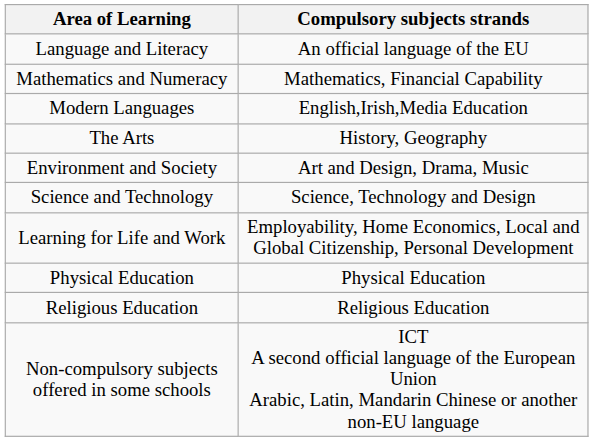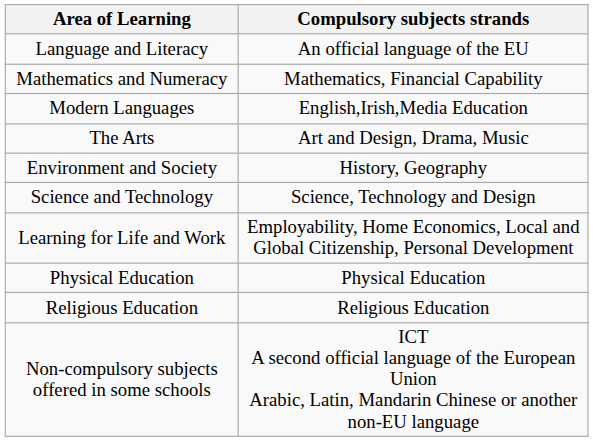(413, 138) History, Geography -> (413, 138) Art and Design, Drama, Music
(413, 167) Art and Design, Drama, Music -> (413, 167) History, Geography
